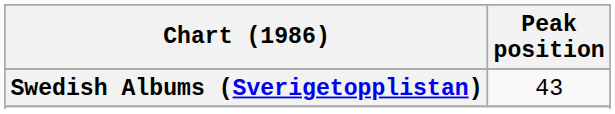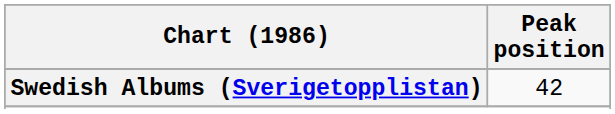(549, 88) 43 -> (549, 88) 42
